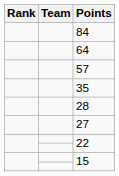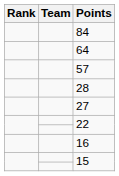- row: (21, 88)
+ row: (21, 143)
